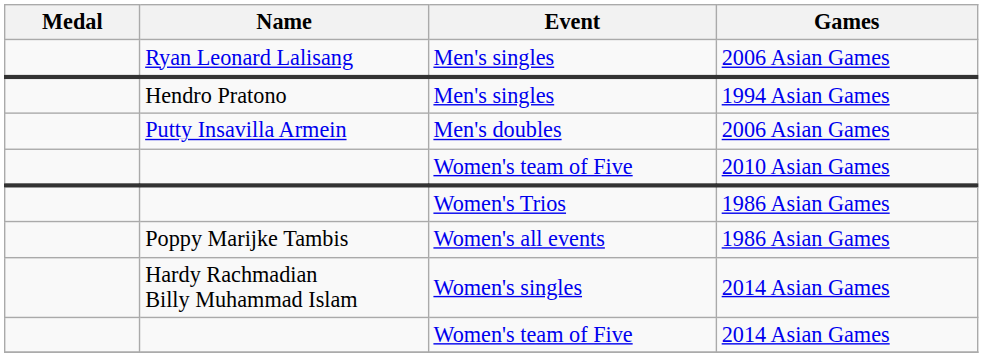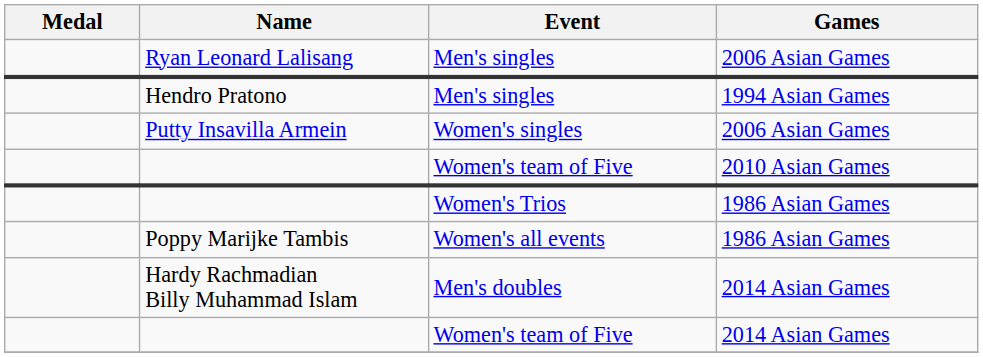(498, 130) Men's doubles -> (508, 130) Women's singles
(508, 287) Women's singles -> (498, 287) Men's doubles
